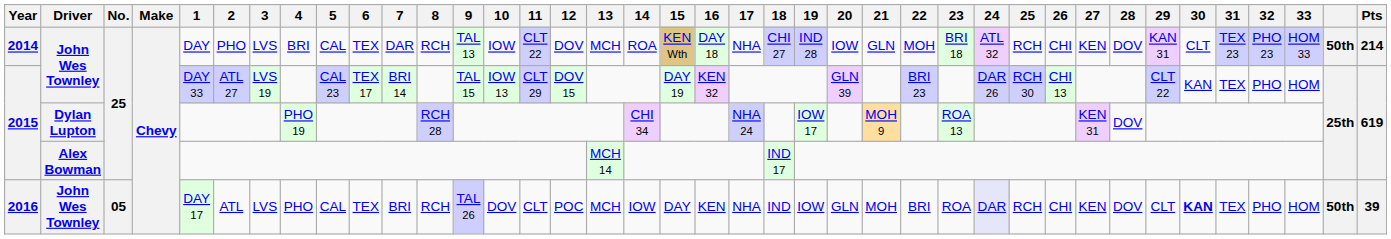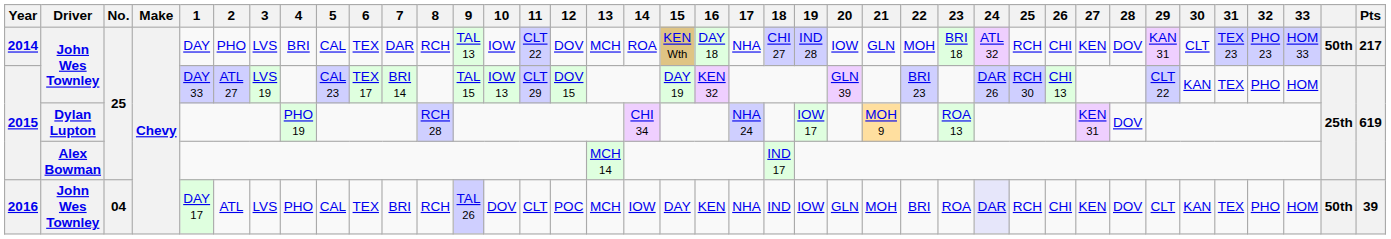(1372, 46) 214 -> (1371, 46) 217
(118, 207) 05 -> (118, 207) 04
(1198, 207) bold -> (1197, 207) normal
